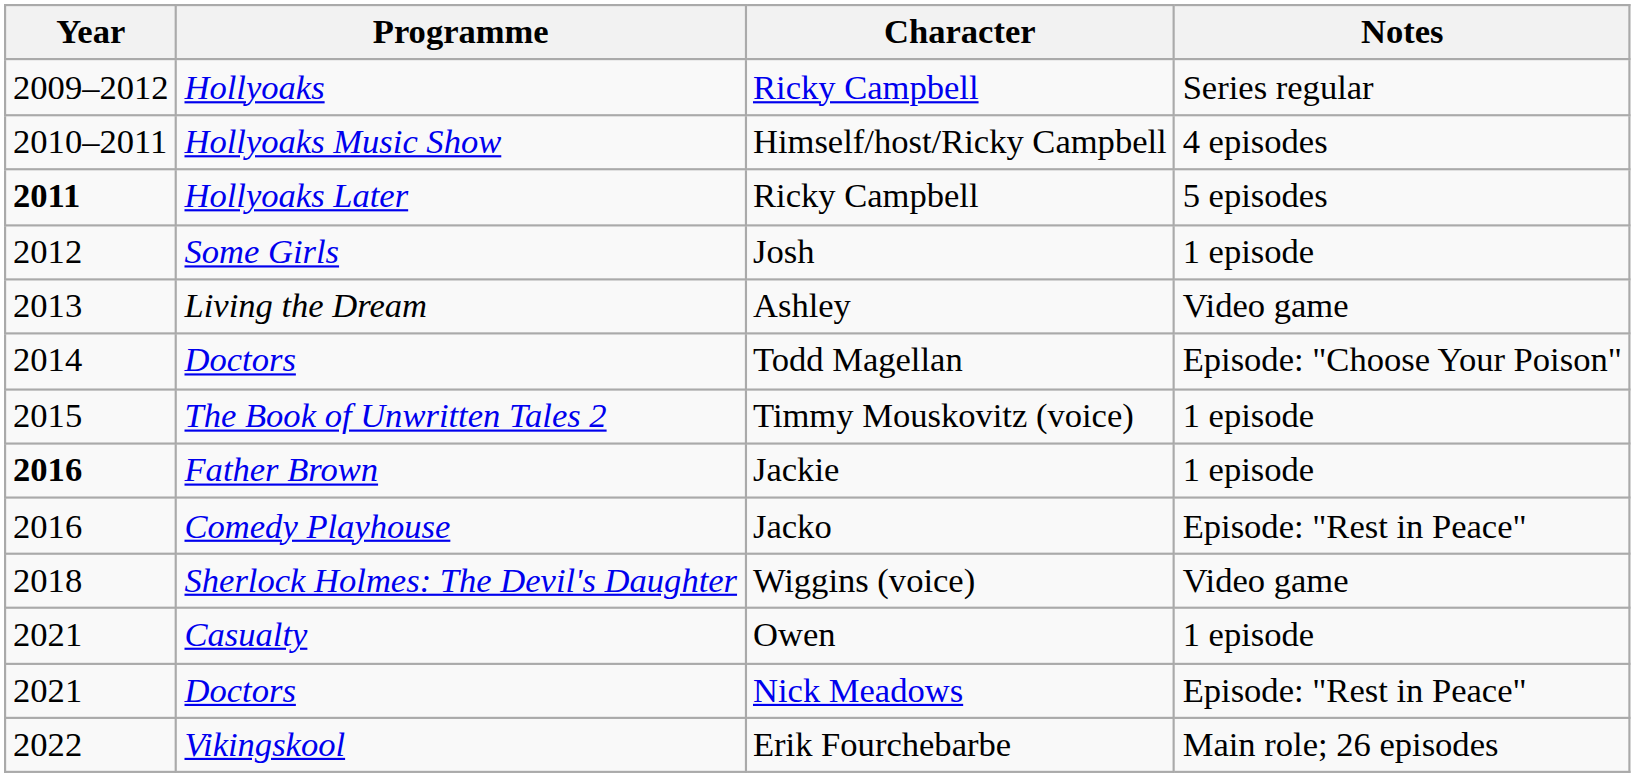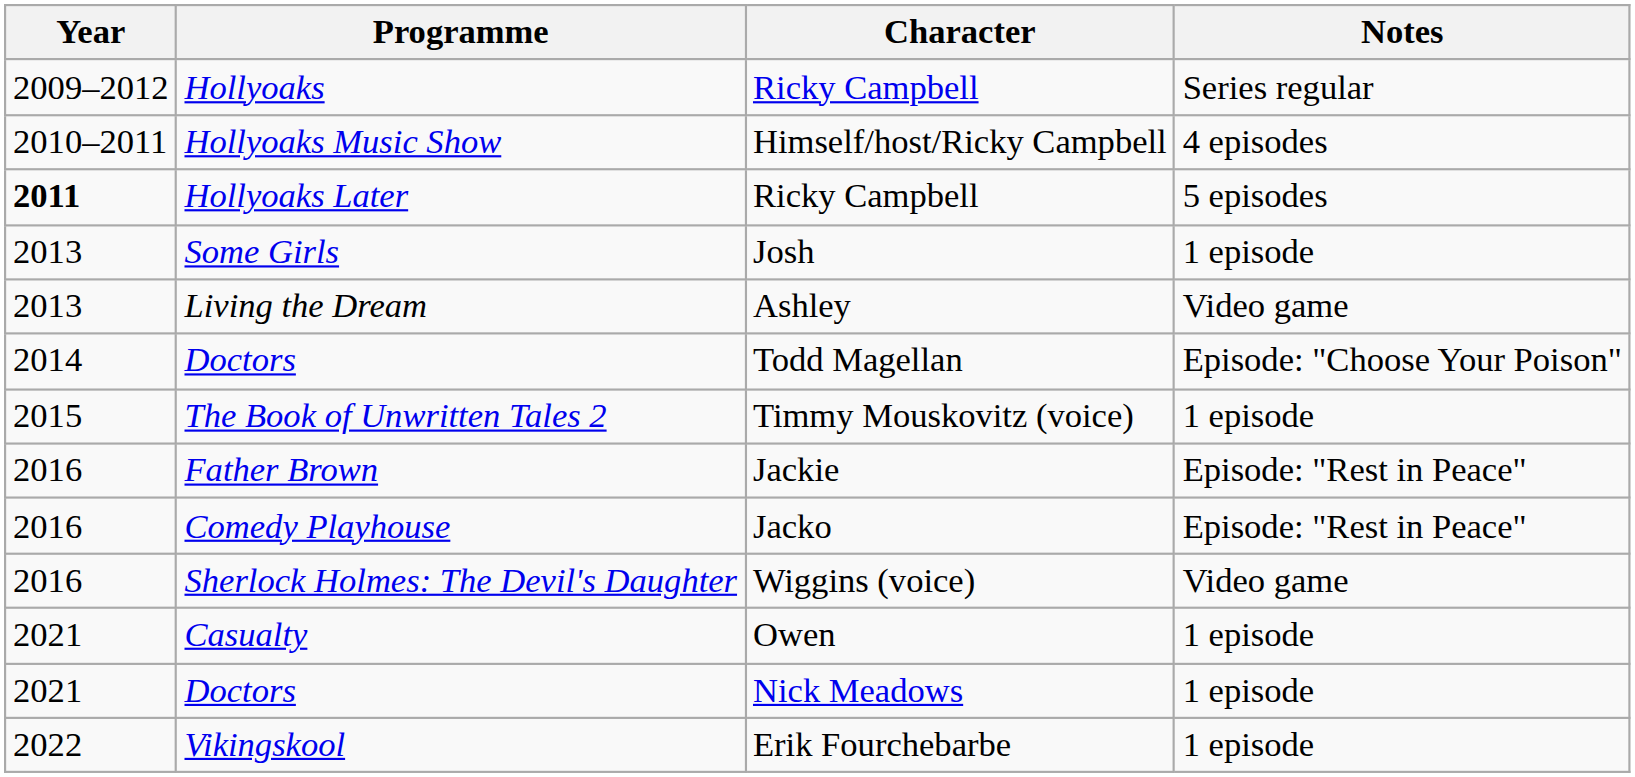(48, 251) 2012 -> (48, 251) 2013
(48, 470) bold -> (48, 470) normal
(1248, 470) 1 episode -> (1355, 470) Episode: "Rest in Peace"
(48, 580) 2018 -> (48, 580) 2016
(1355, 689) Episode: "Rest in Peace" -> (1248, 689) 1 episode
(1341, 744) Main role; 26 episodes -> (1248, 744) 1 episode
